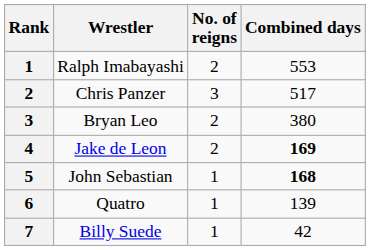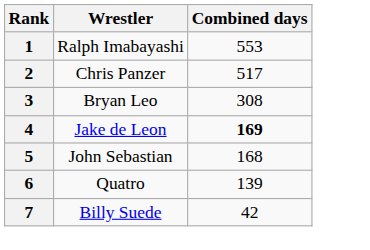- column: (214, 28)
(303, 120) 380 -> (250, 101) 308
(303, 176) bold -> (250, 156) normal
